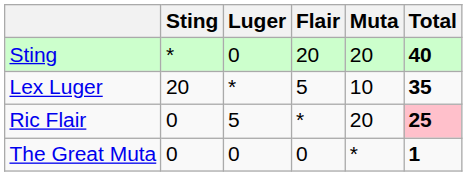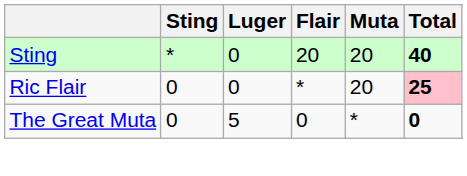- row: (56, 87)
(234, 120) 5 -> (234, 87) 0
(234, 154) 0 -> (234, 120) 5
(414, 154) 1 -> (414, 120) 0
